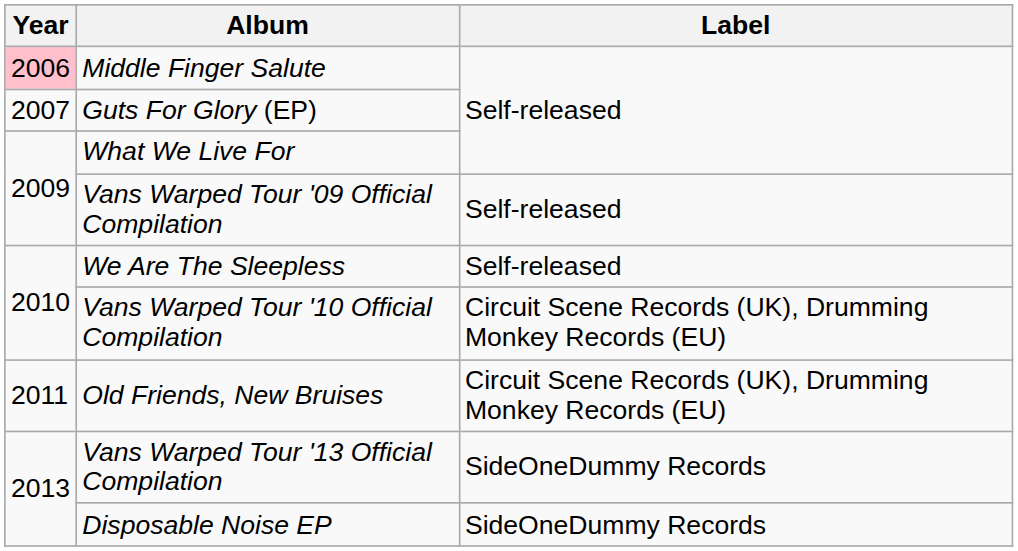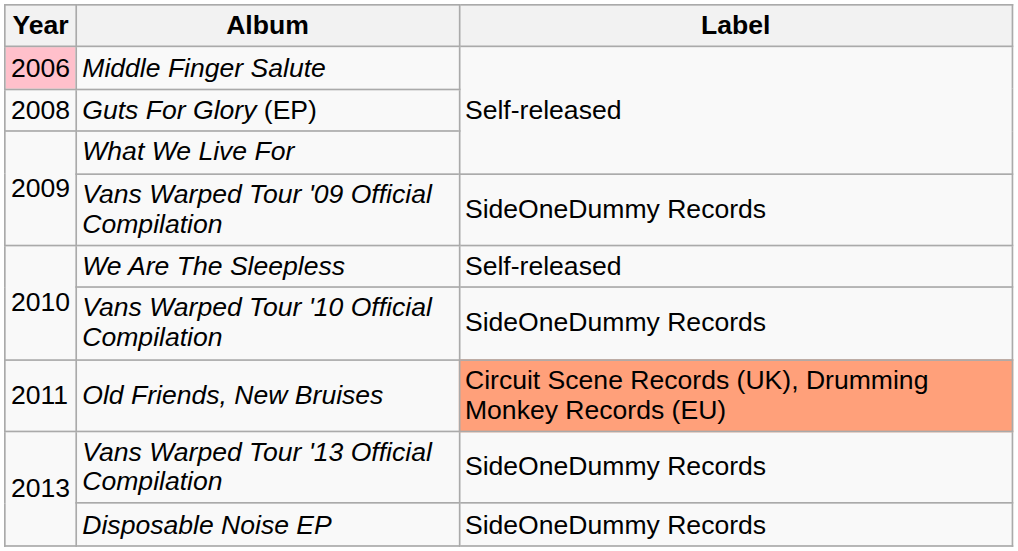(40, 109) 2007 -> (40, 109) 2008
(543, 208) Self-released -> (616, 208) SideOneDummy Records
(697, 323) Circuit Scene Records (UK), Drumming Monkey Records (EU) -> (616, 323) SideOneDummy Records
(697, 395) no background -> (697, 395) lightsalmon background
